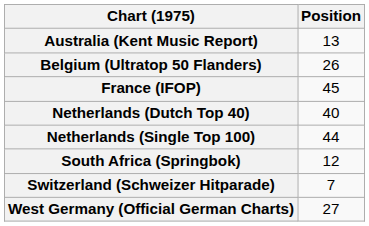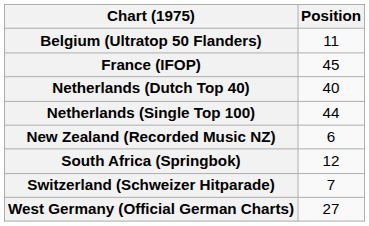- row: (151, 40)
(331, 64) 26 -> (331, 40) 11
+ row: (151, 137)
